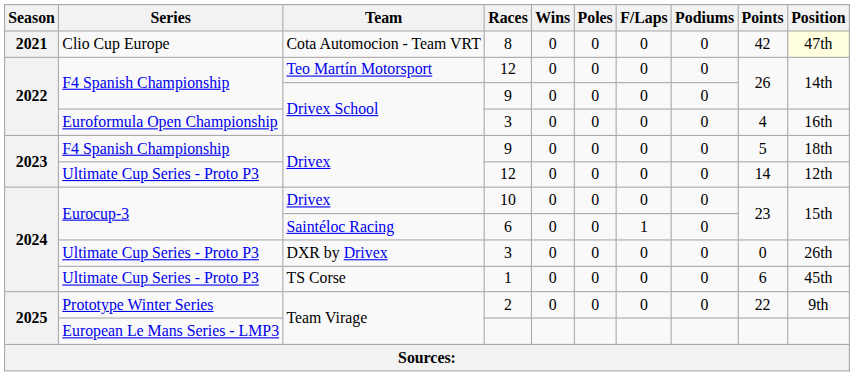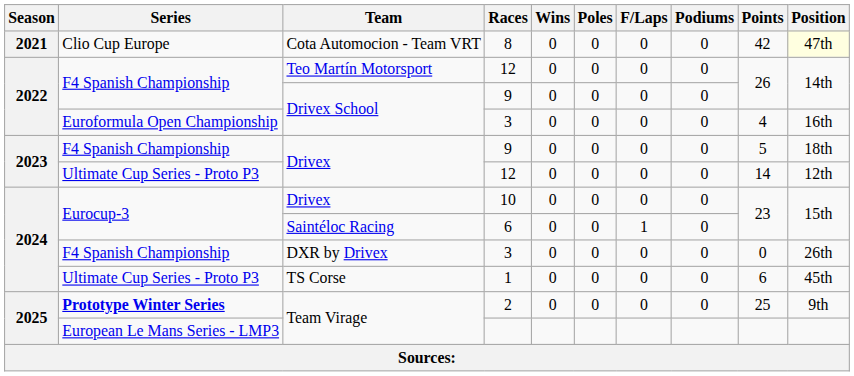(161, 253) Ultimate Cup Series - Proto P3 -> (146, 253) F4 Spanish Championship
(138, 305) normal -> (144, 305) bold
(763, 305) 22 -> (763, 305) 25
